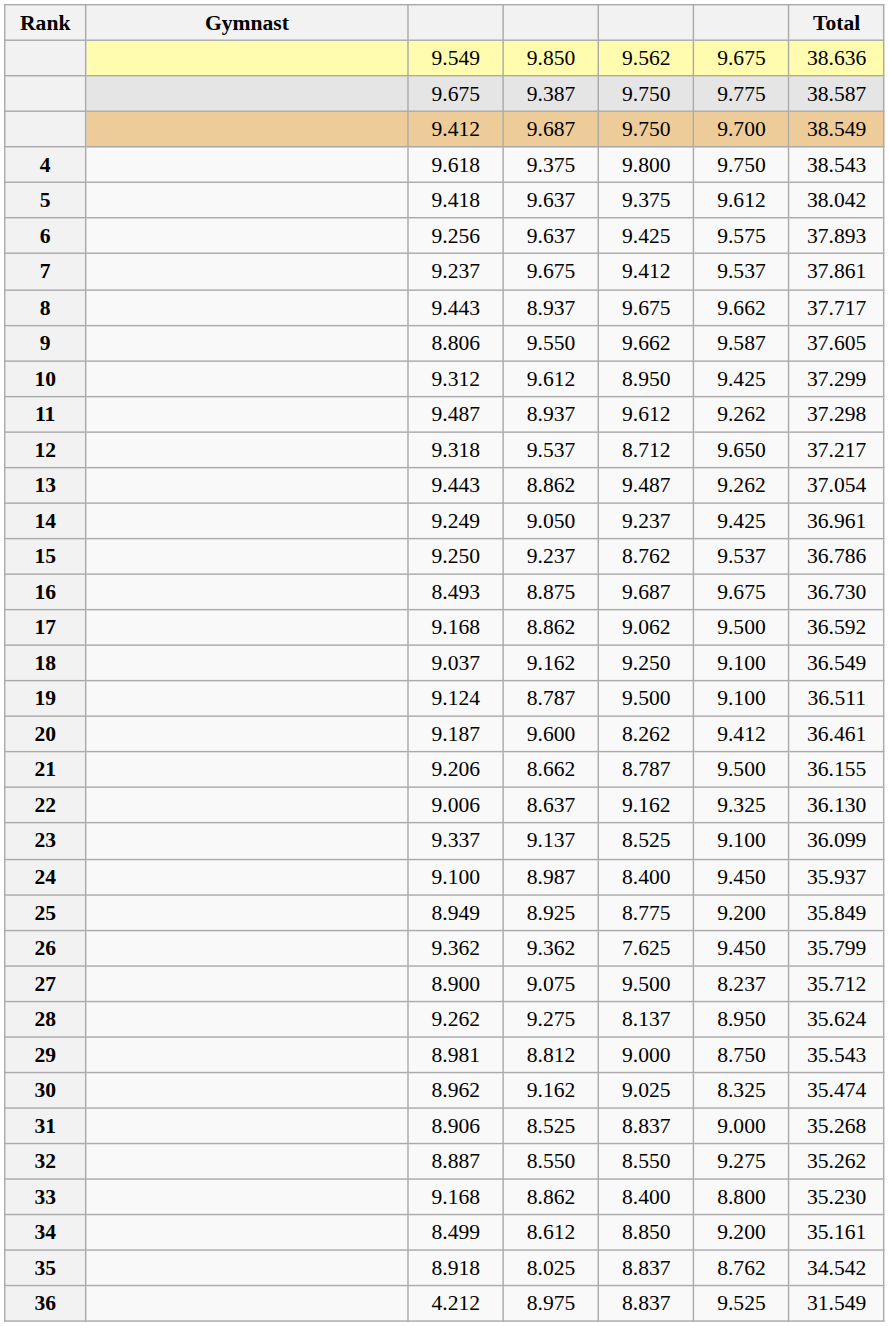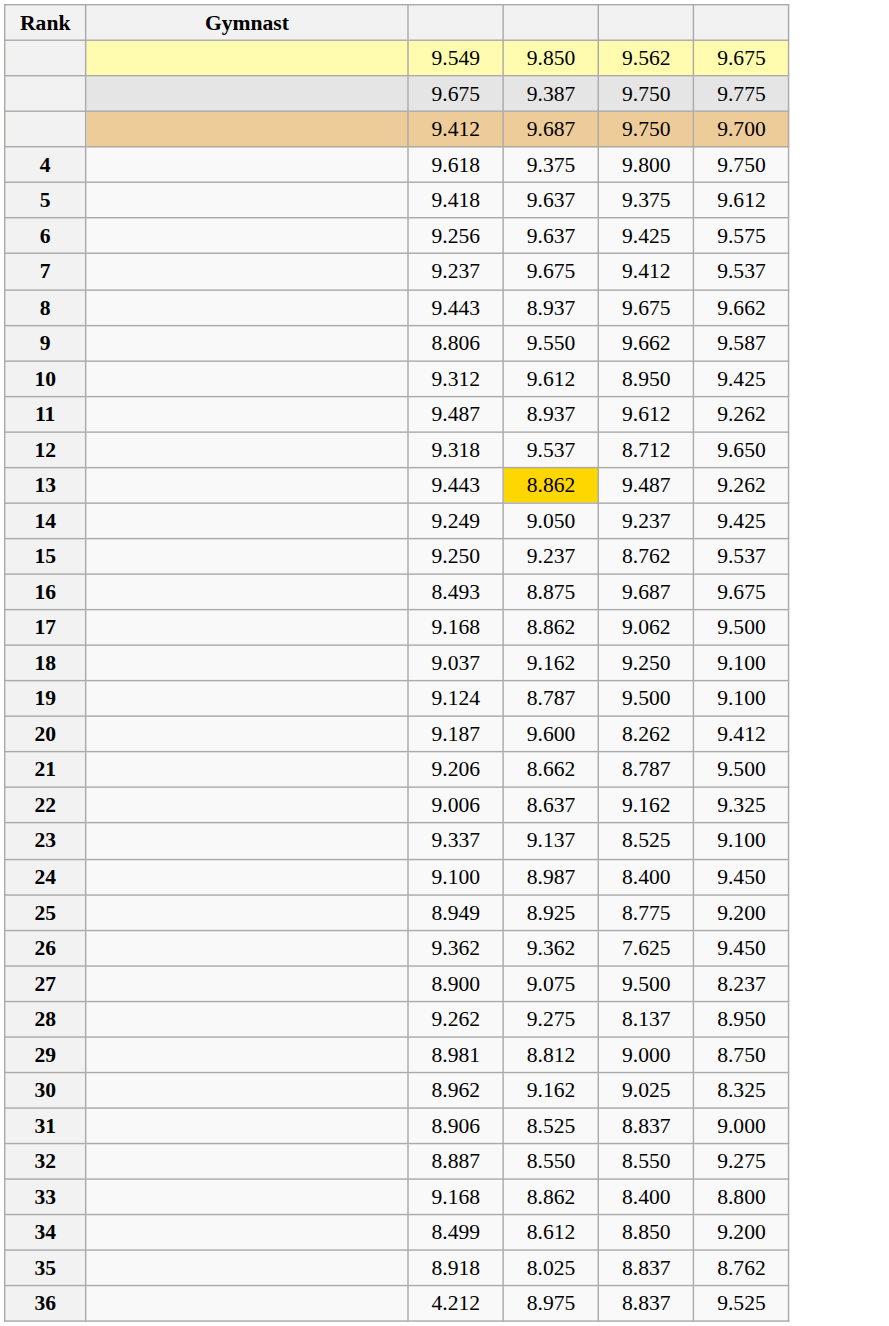- column: (837, 22)
(551, 485) no background -> (551, 485) gold background
